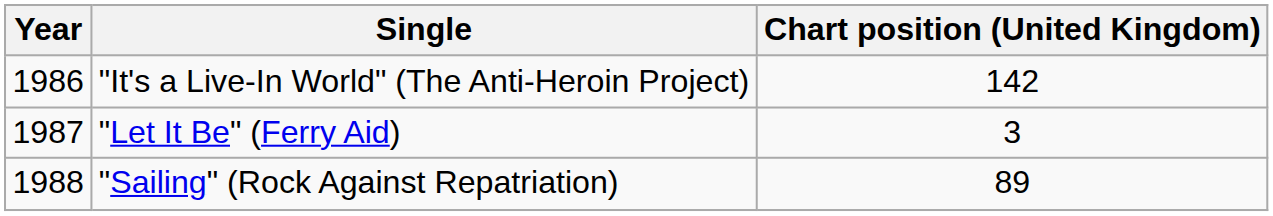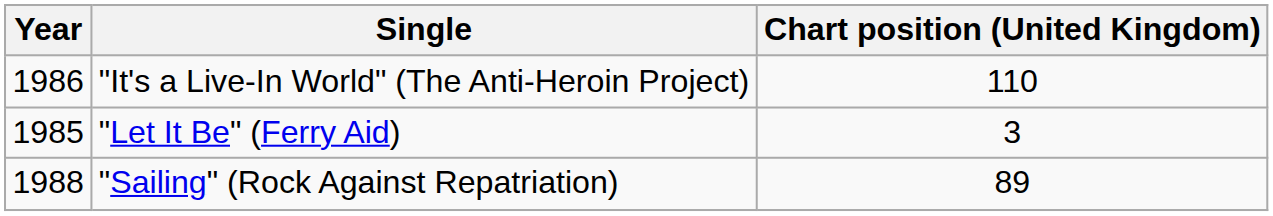(1012, 81) 142 -> (1012, 81) 110
(48, 132) 1987 -> (48, 132) 1985
